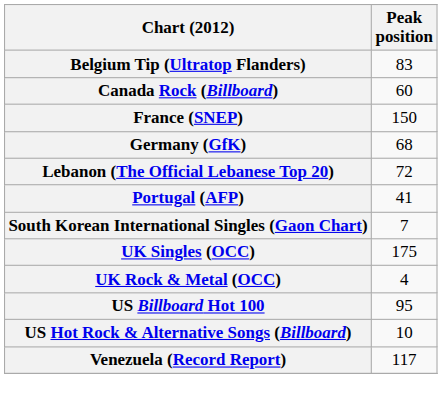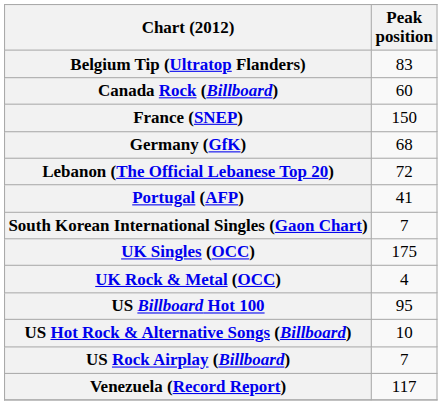+ row: (188, 359)
